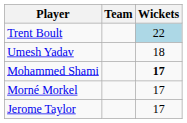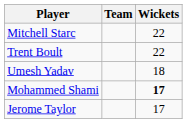+ row: (41, 33)
(159, 33) lightblue background -> (159, 52) no background
- row: (42, 90)
